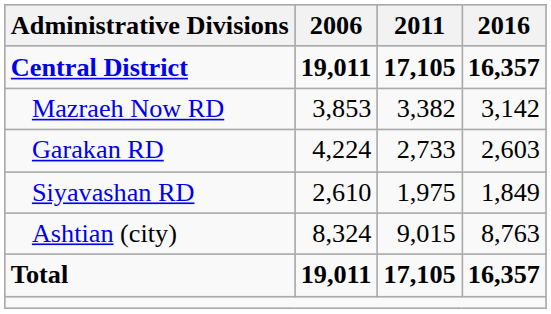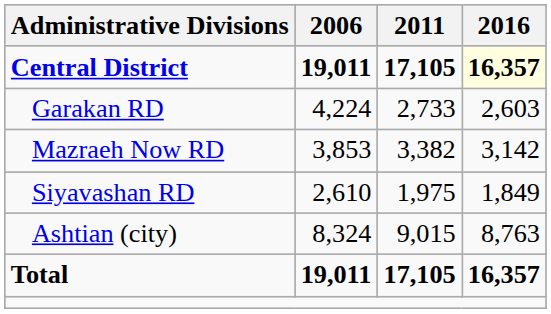(504, 66) no background -> (504, 66) lightyellow background
rows swapped: (98, 150) <-> (128, 108)
